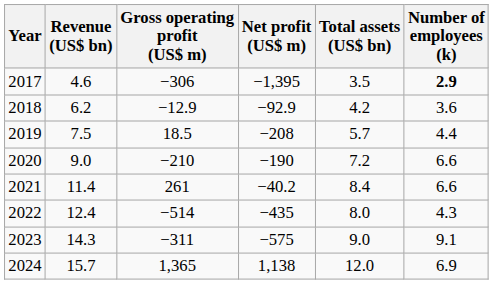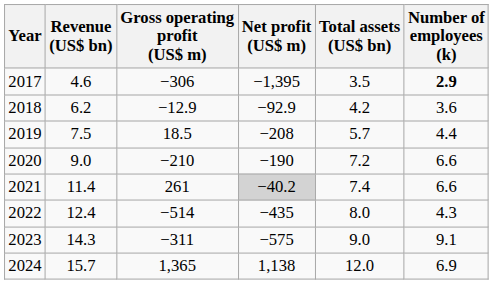(277, 187) no background -> (277, 187) lightgrey background
(360, 187) 8.4 -> (360, 187) 7.4
